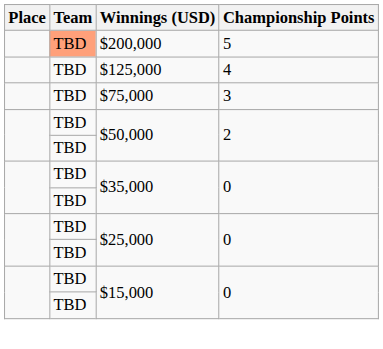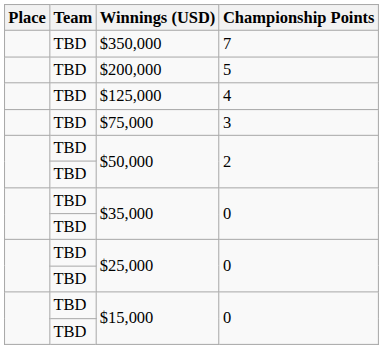+ row: (131, 43)
(70, 43) lightsalmon background -> (70, 69) no background
